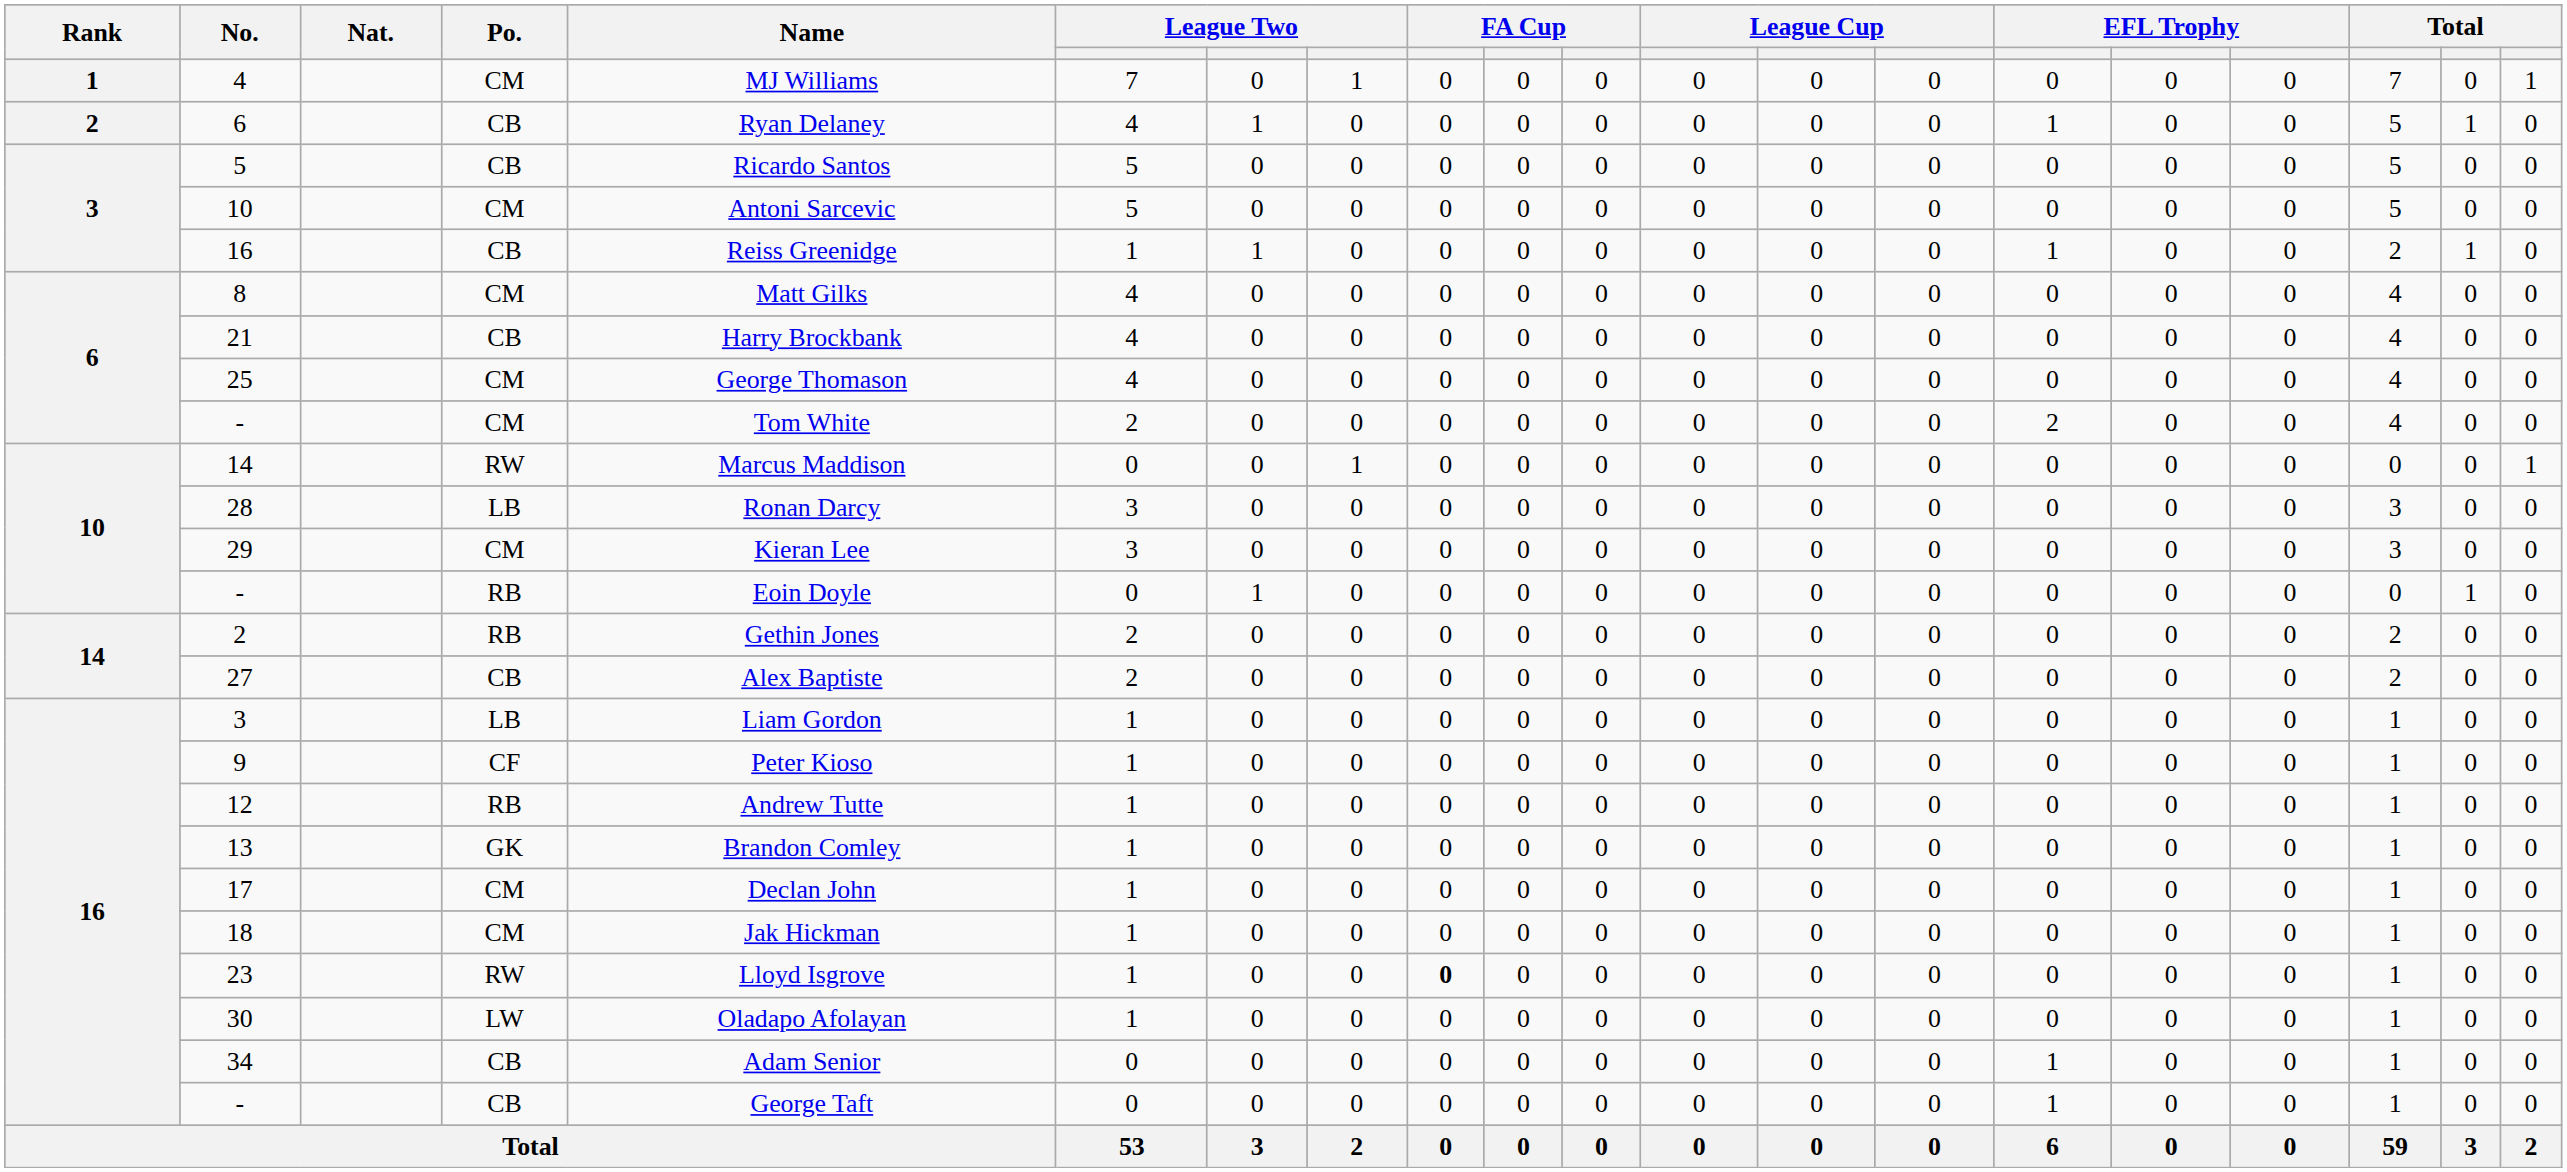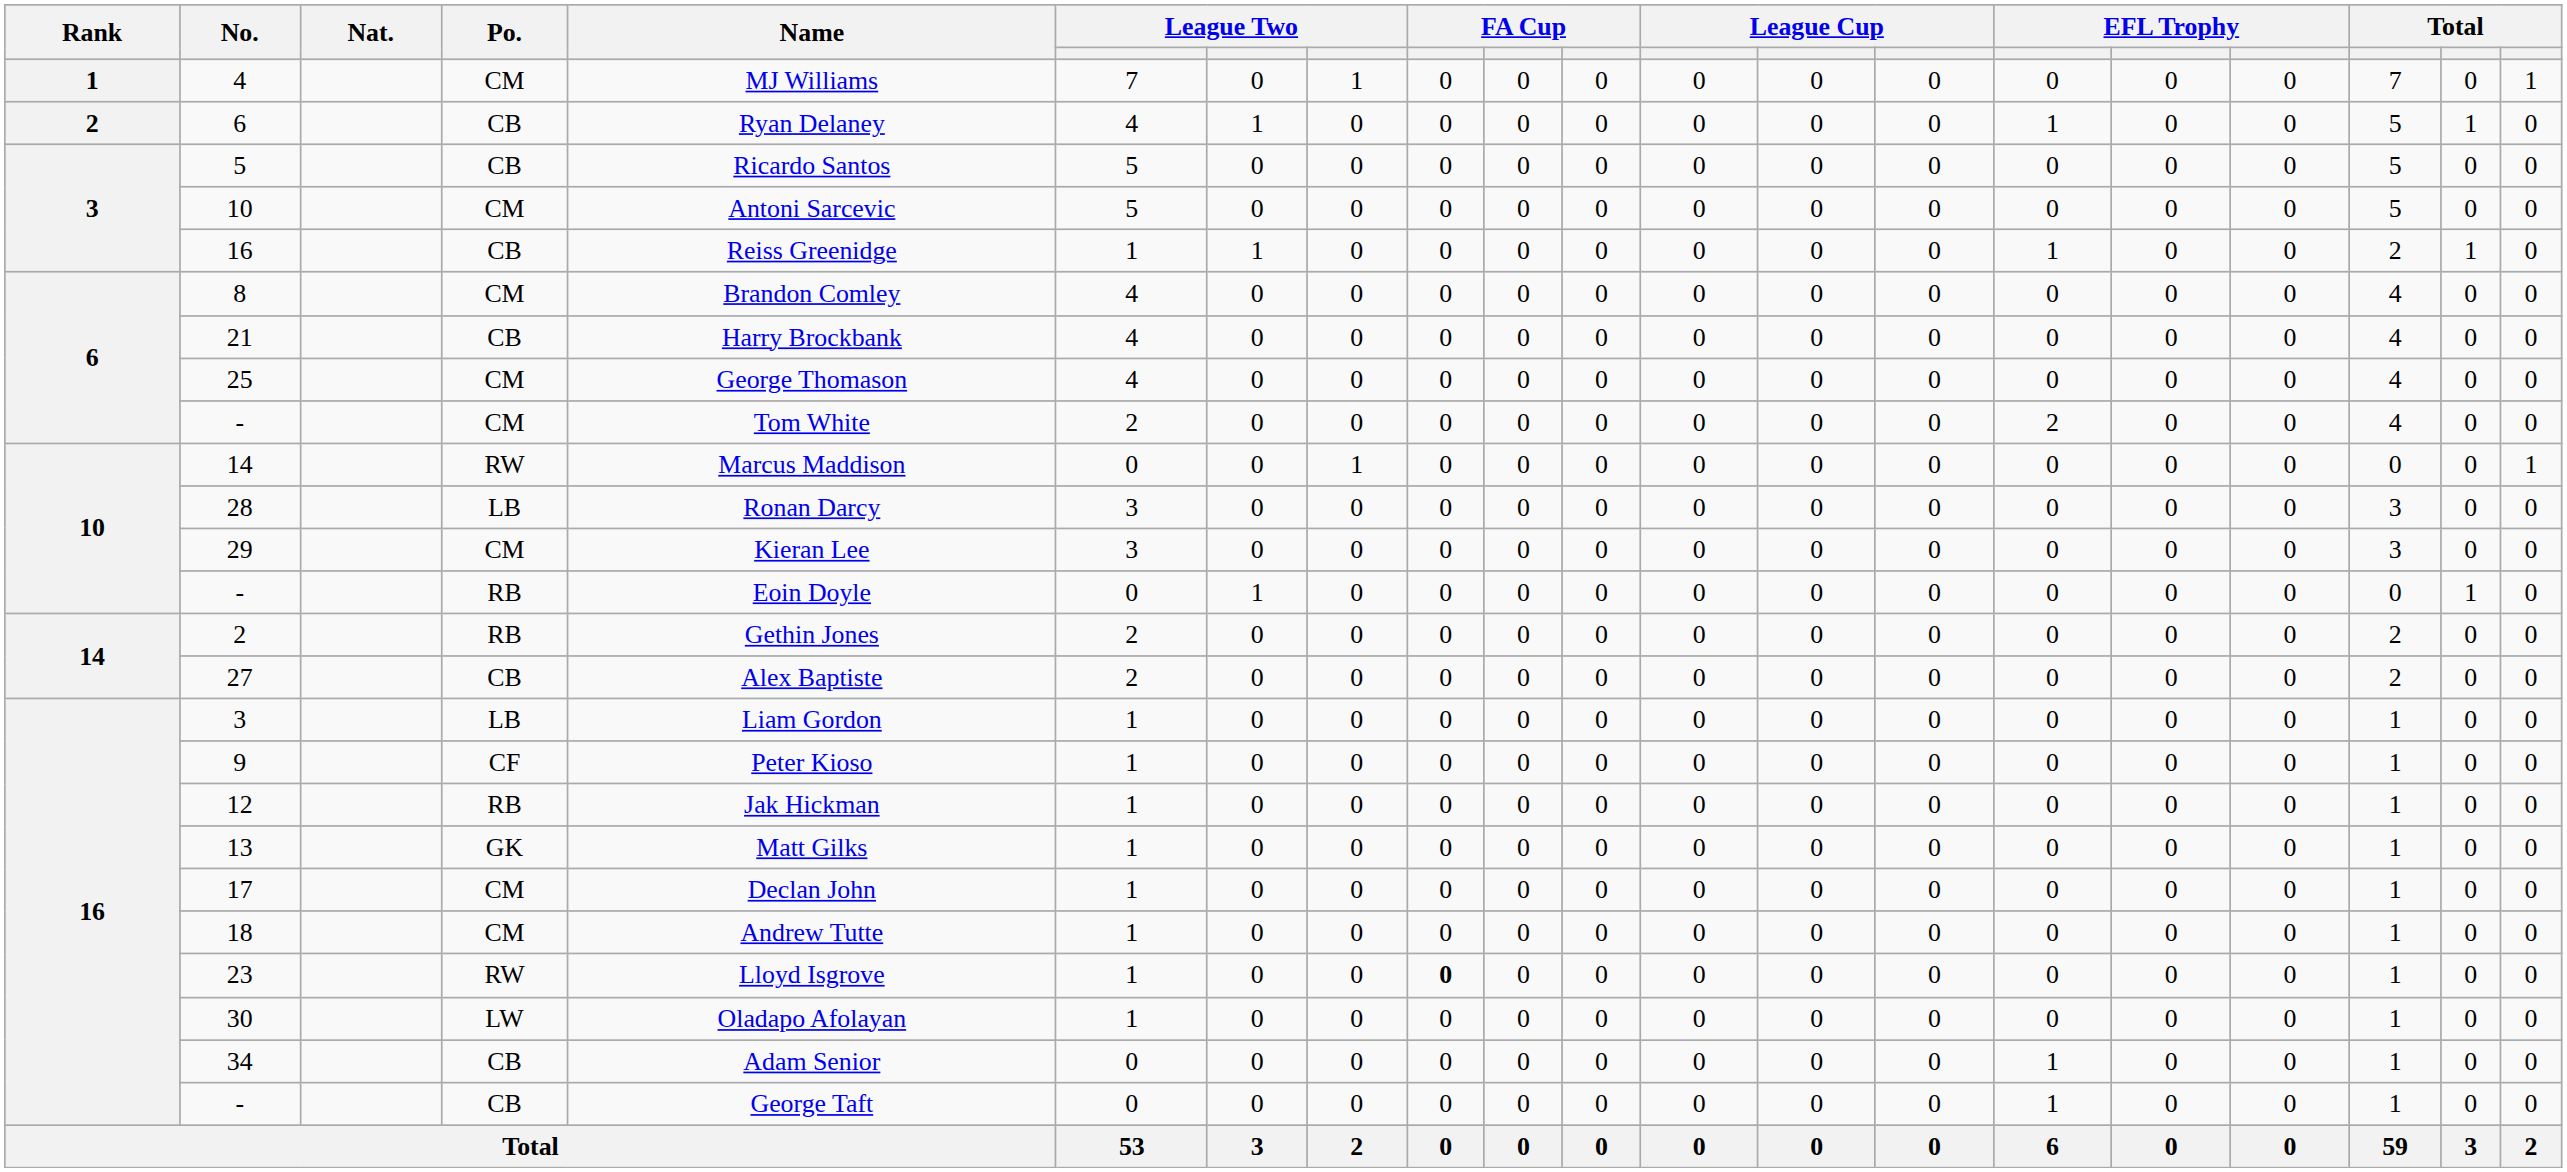(812, 293) Matt Gilks -> (812, 293) Brandon Comley
(812, 804) Andrew Tutte -> (812, 804) Jak Hickman
(812, 847) Brandon Comley -> (812, 847) Matt Gilks
(812, 932) Jak Hickman -> (812, 932) Andrew Tutte
